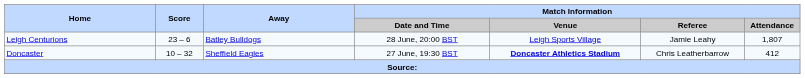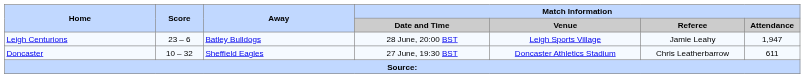(772, 39) 1,807 -> (772, 39) 1,947
(565, 53) bold -> (565, 53) normal
(772, 53) 412 -> (772, 53) 611
